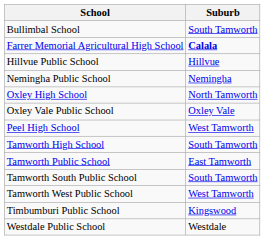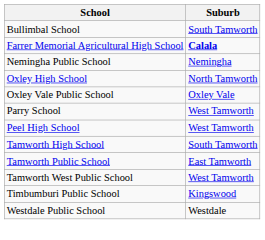- row: (53, 62)
+ row: (34, 111)
- row: (72, 177)
